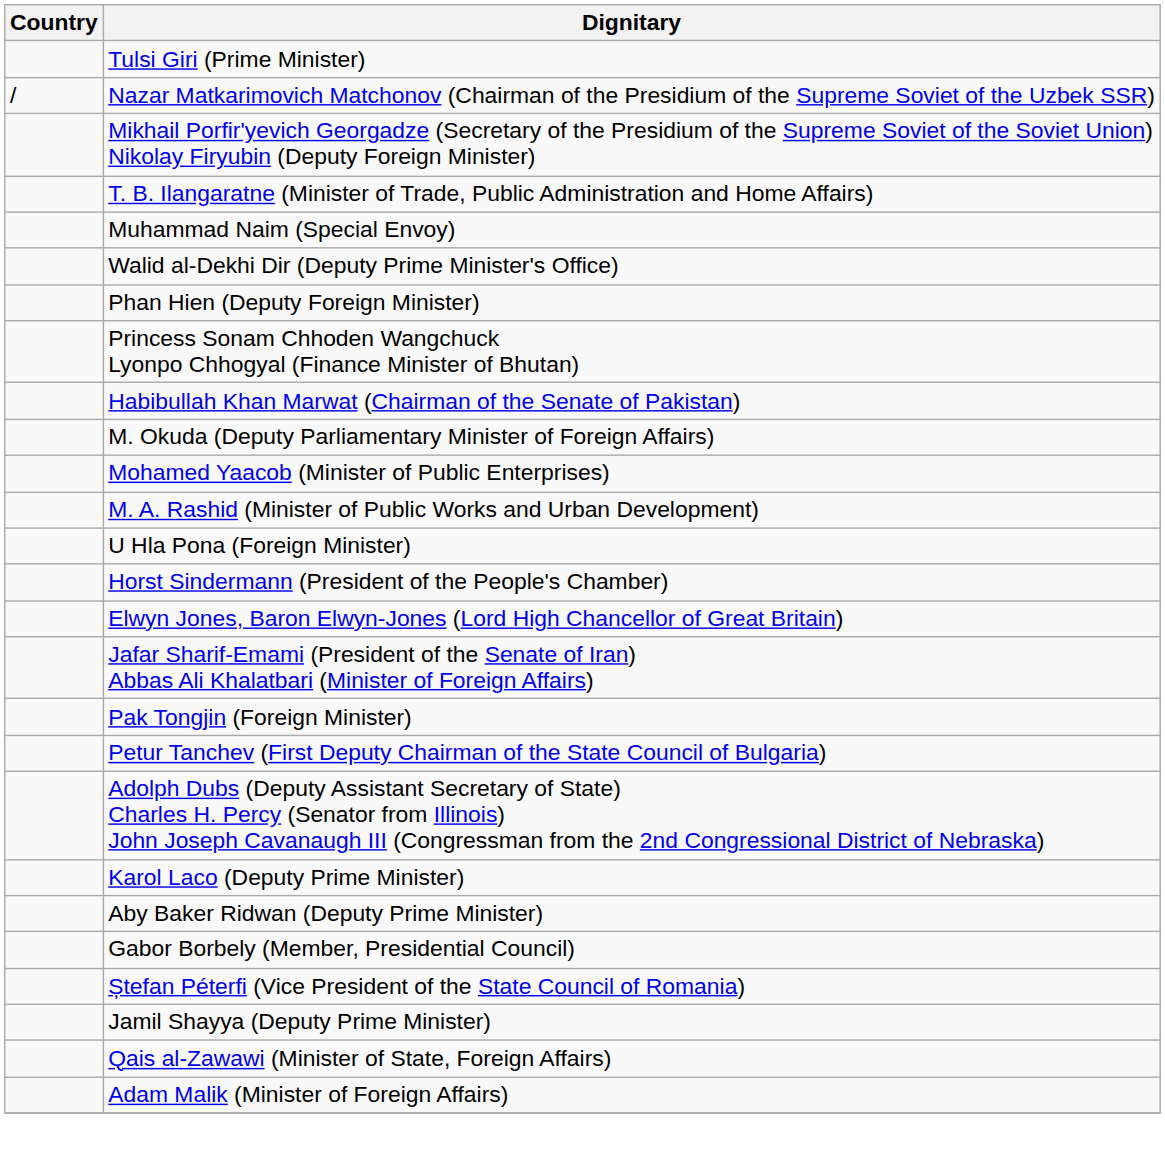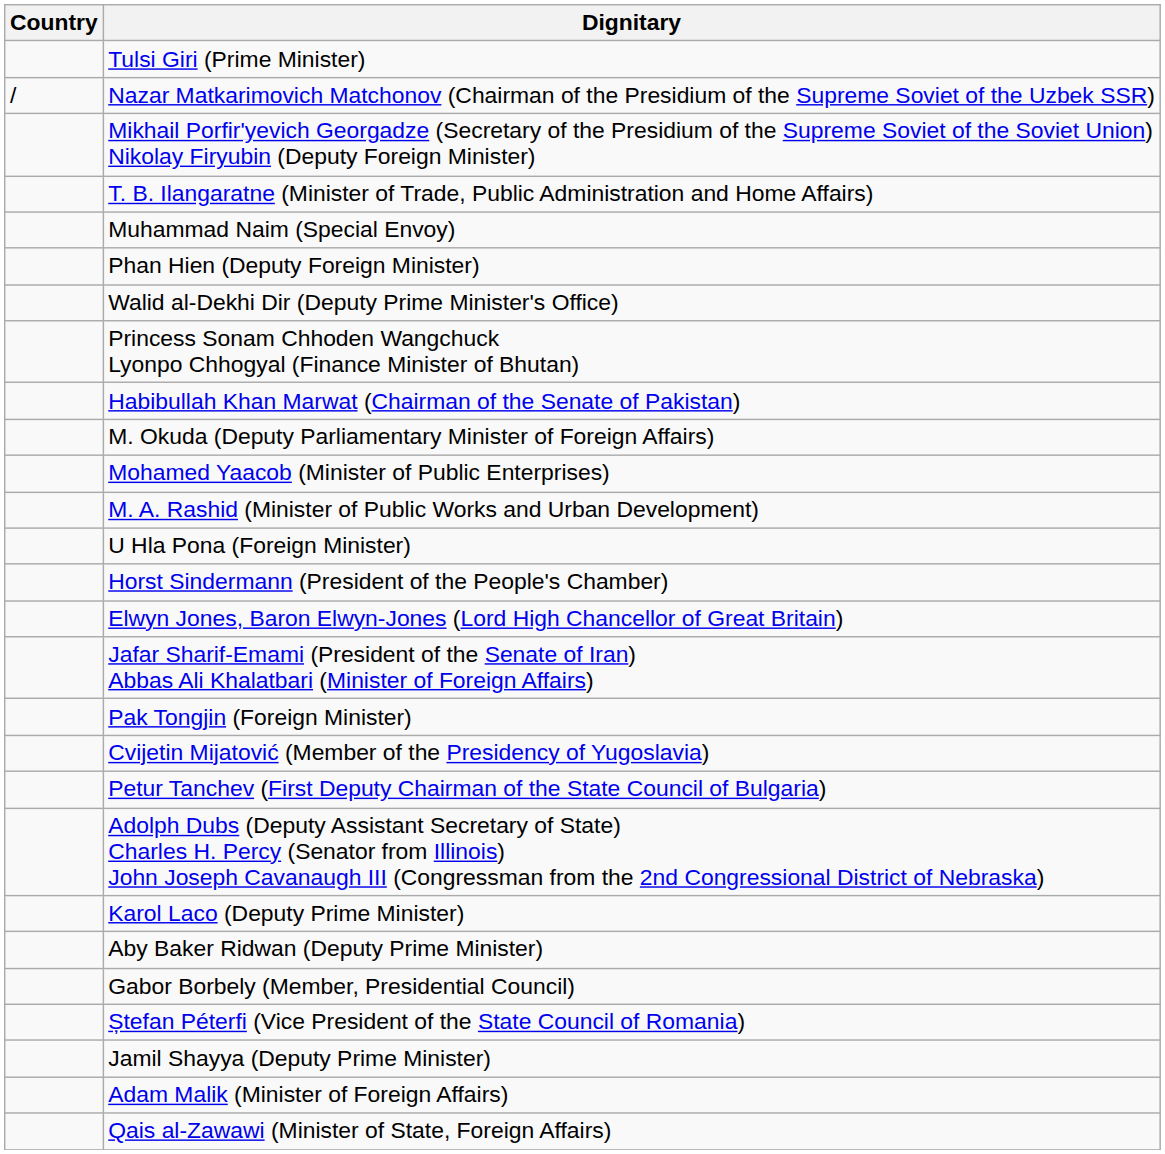rows swapped: (294, 302) <-> (363, 266)
+ row: (409, 753)
rows swapped: (360, 1058) <-> (308, 1094)
